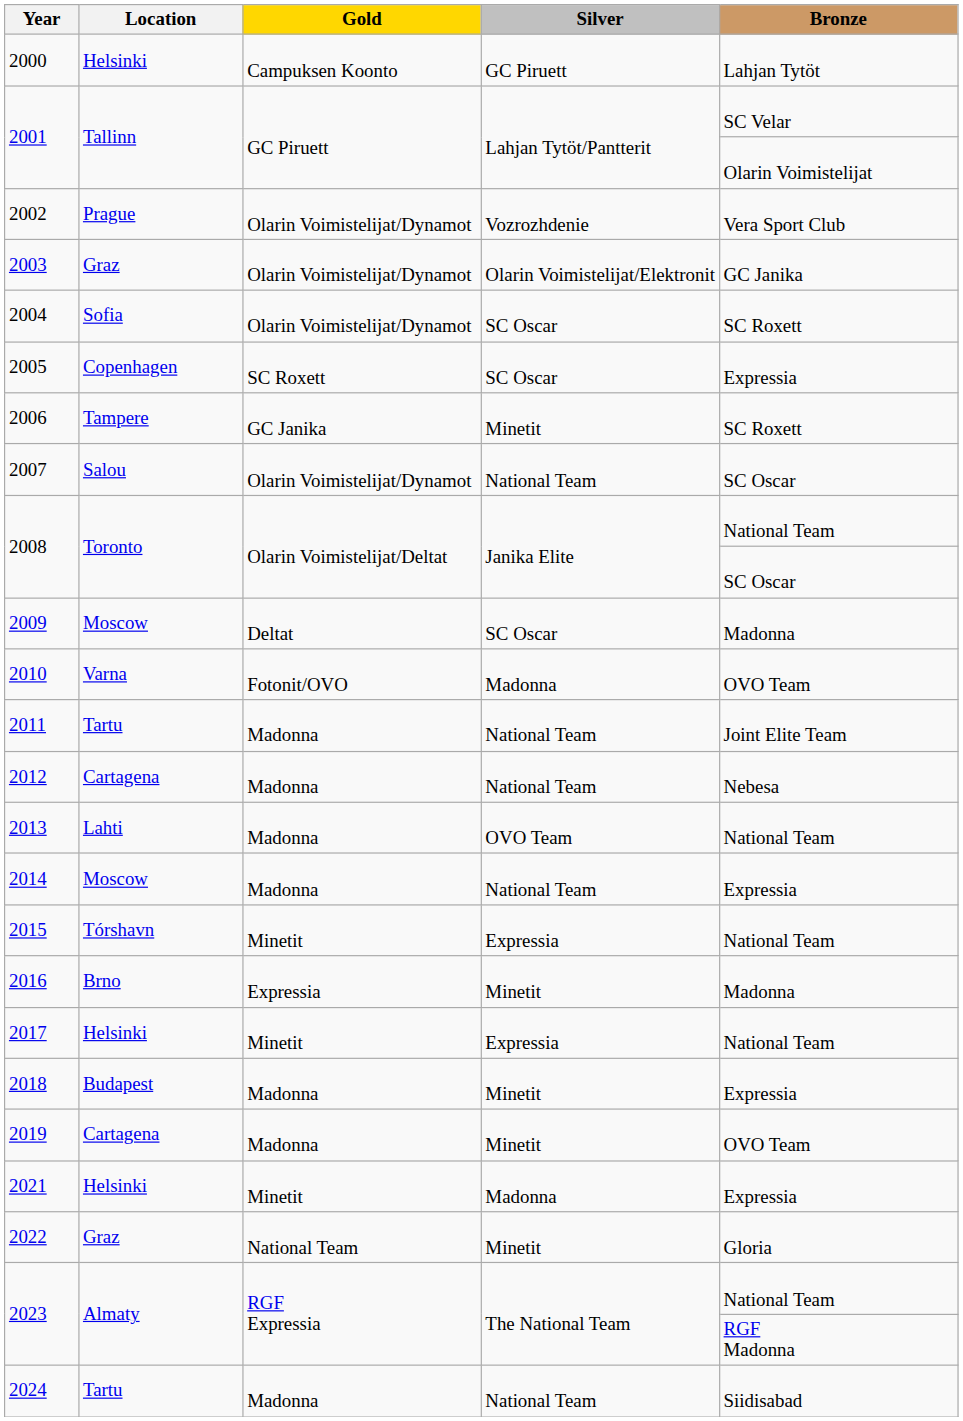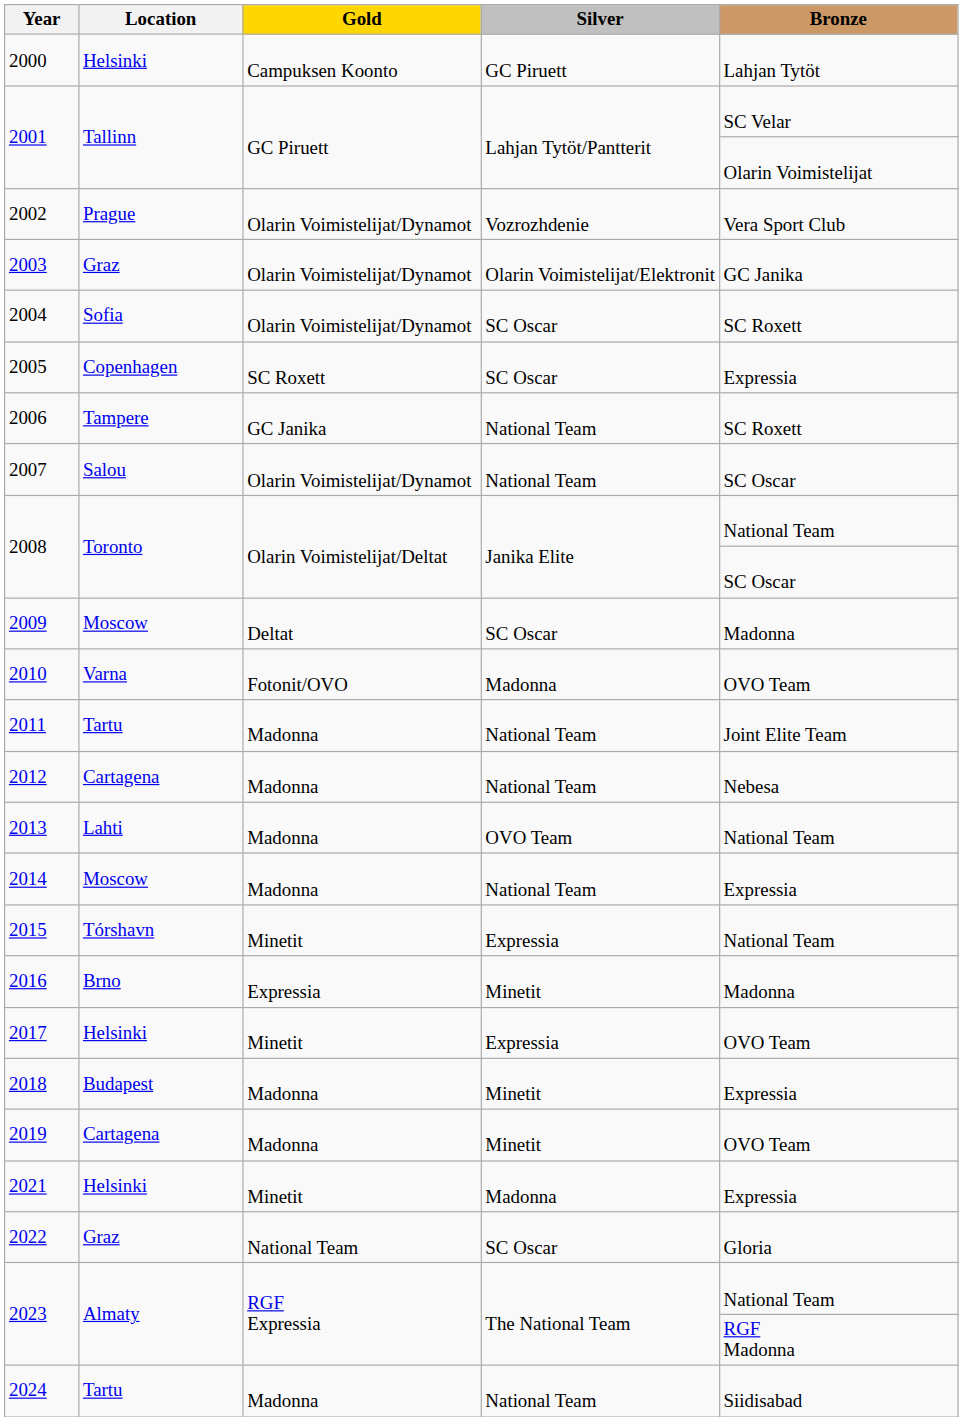(513, 428) Minetit -> (541, 428) National Team
(779, 1043) National Team -> (767, 1043) OVO Team
(513, 1247) Minetit -> (521, 1247) SC Oscar
